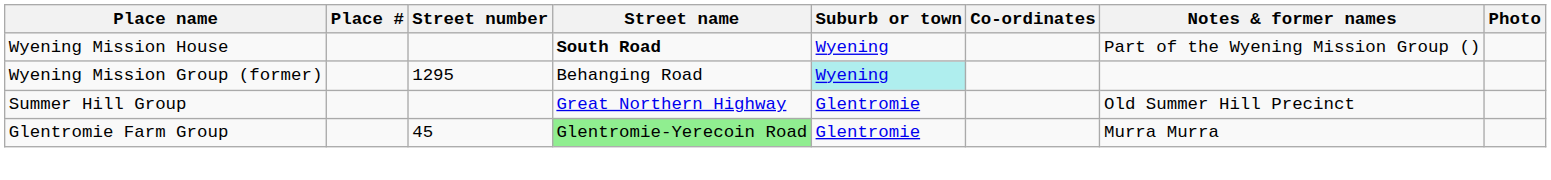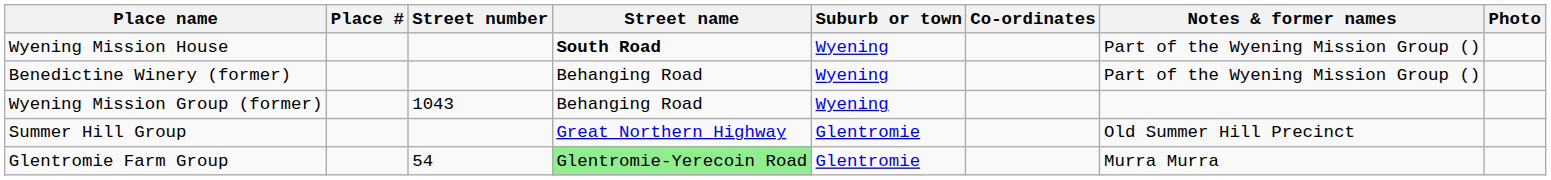+ row: (150, 76)
(433, 76) 1295 -> (433, 104) 1043
(852, 76) paleturquoise background -> (852, 104) no background
(423, 132) 45 -> (423, 161) 54
